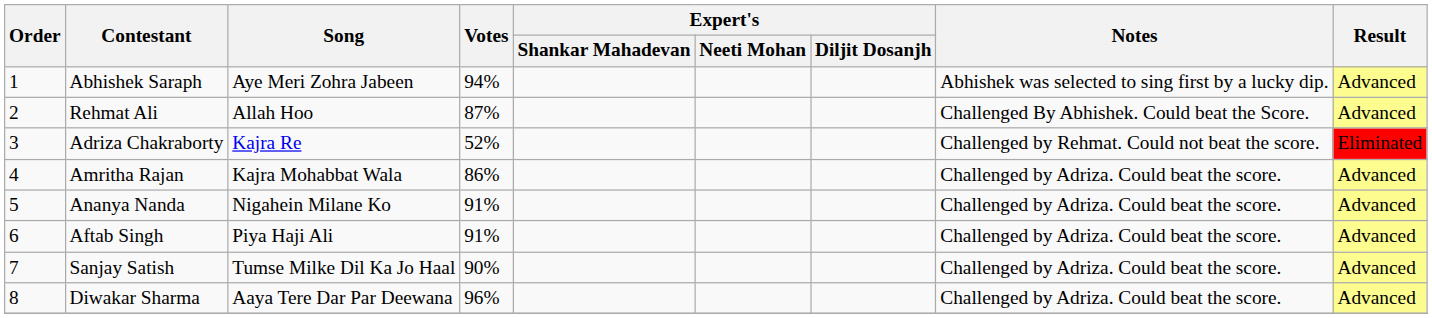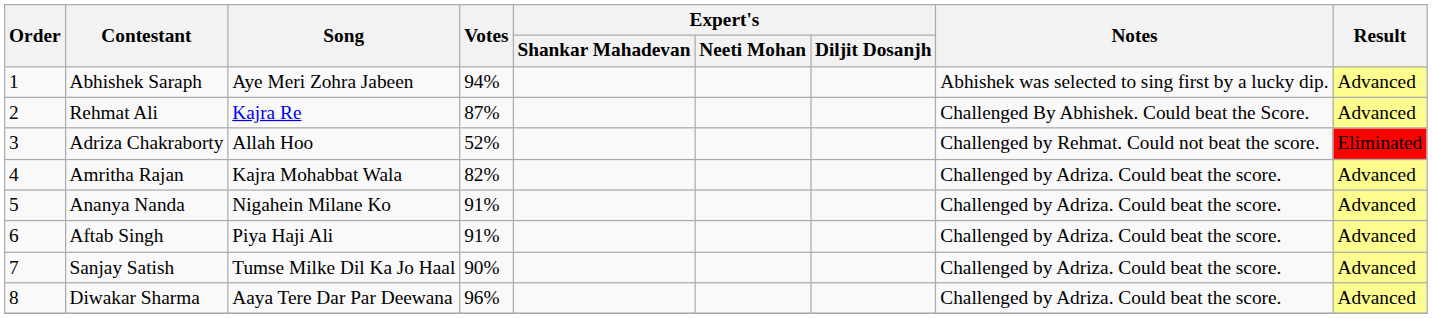(273, 112) Allah Hoo -> (267, 112) Kajra Re
(267, 143) Kajra Re -> (273, 143) Allah Hoo
(482, 174) 86% -> (482, 174) 82%
